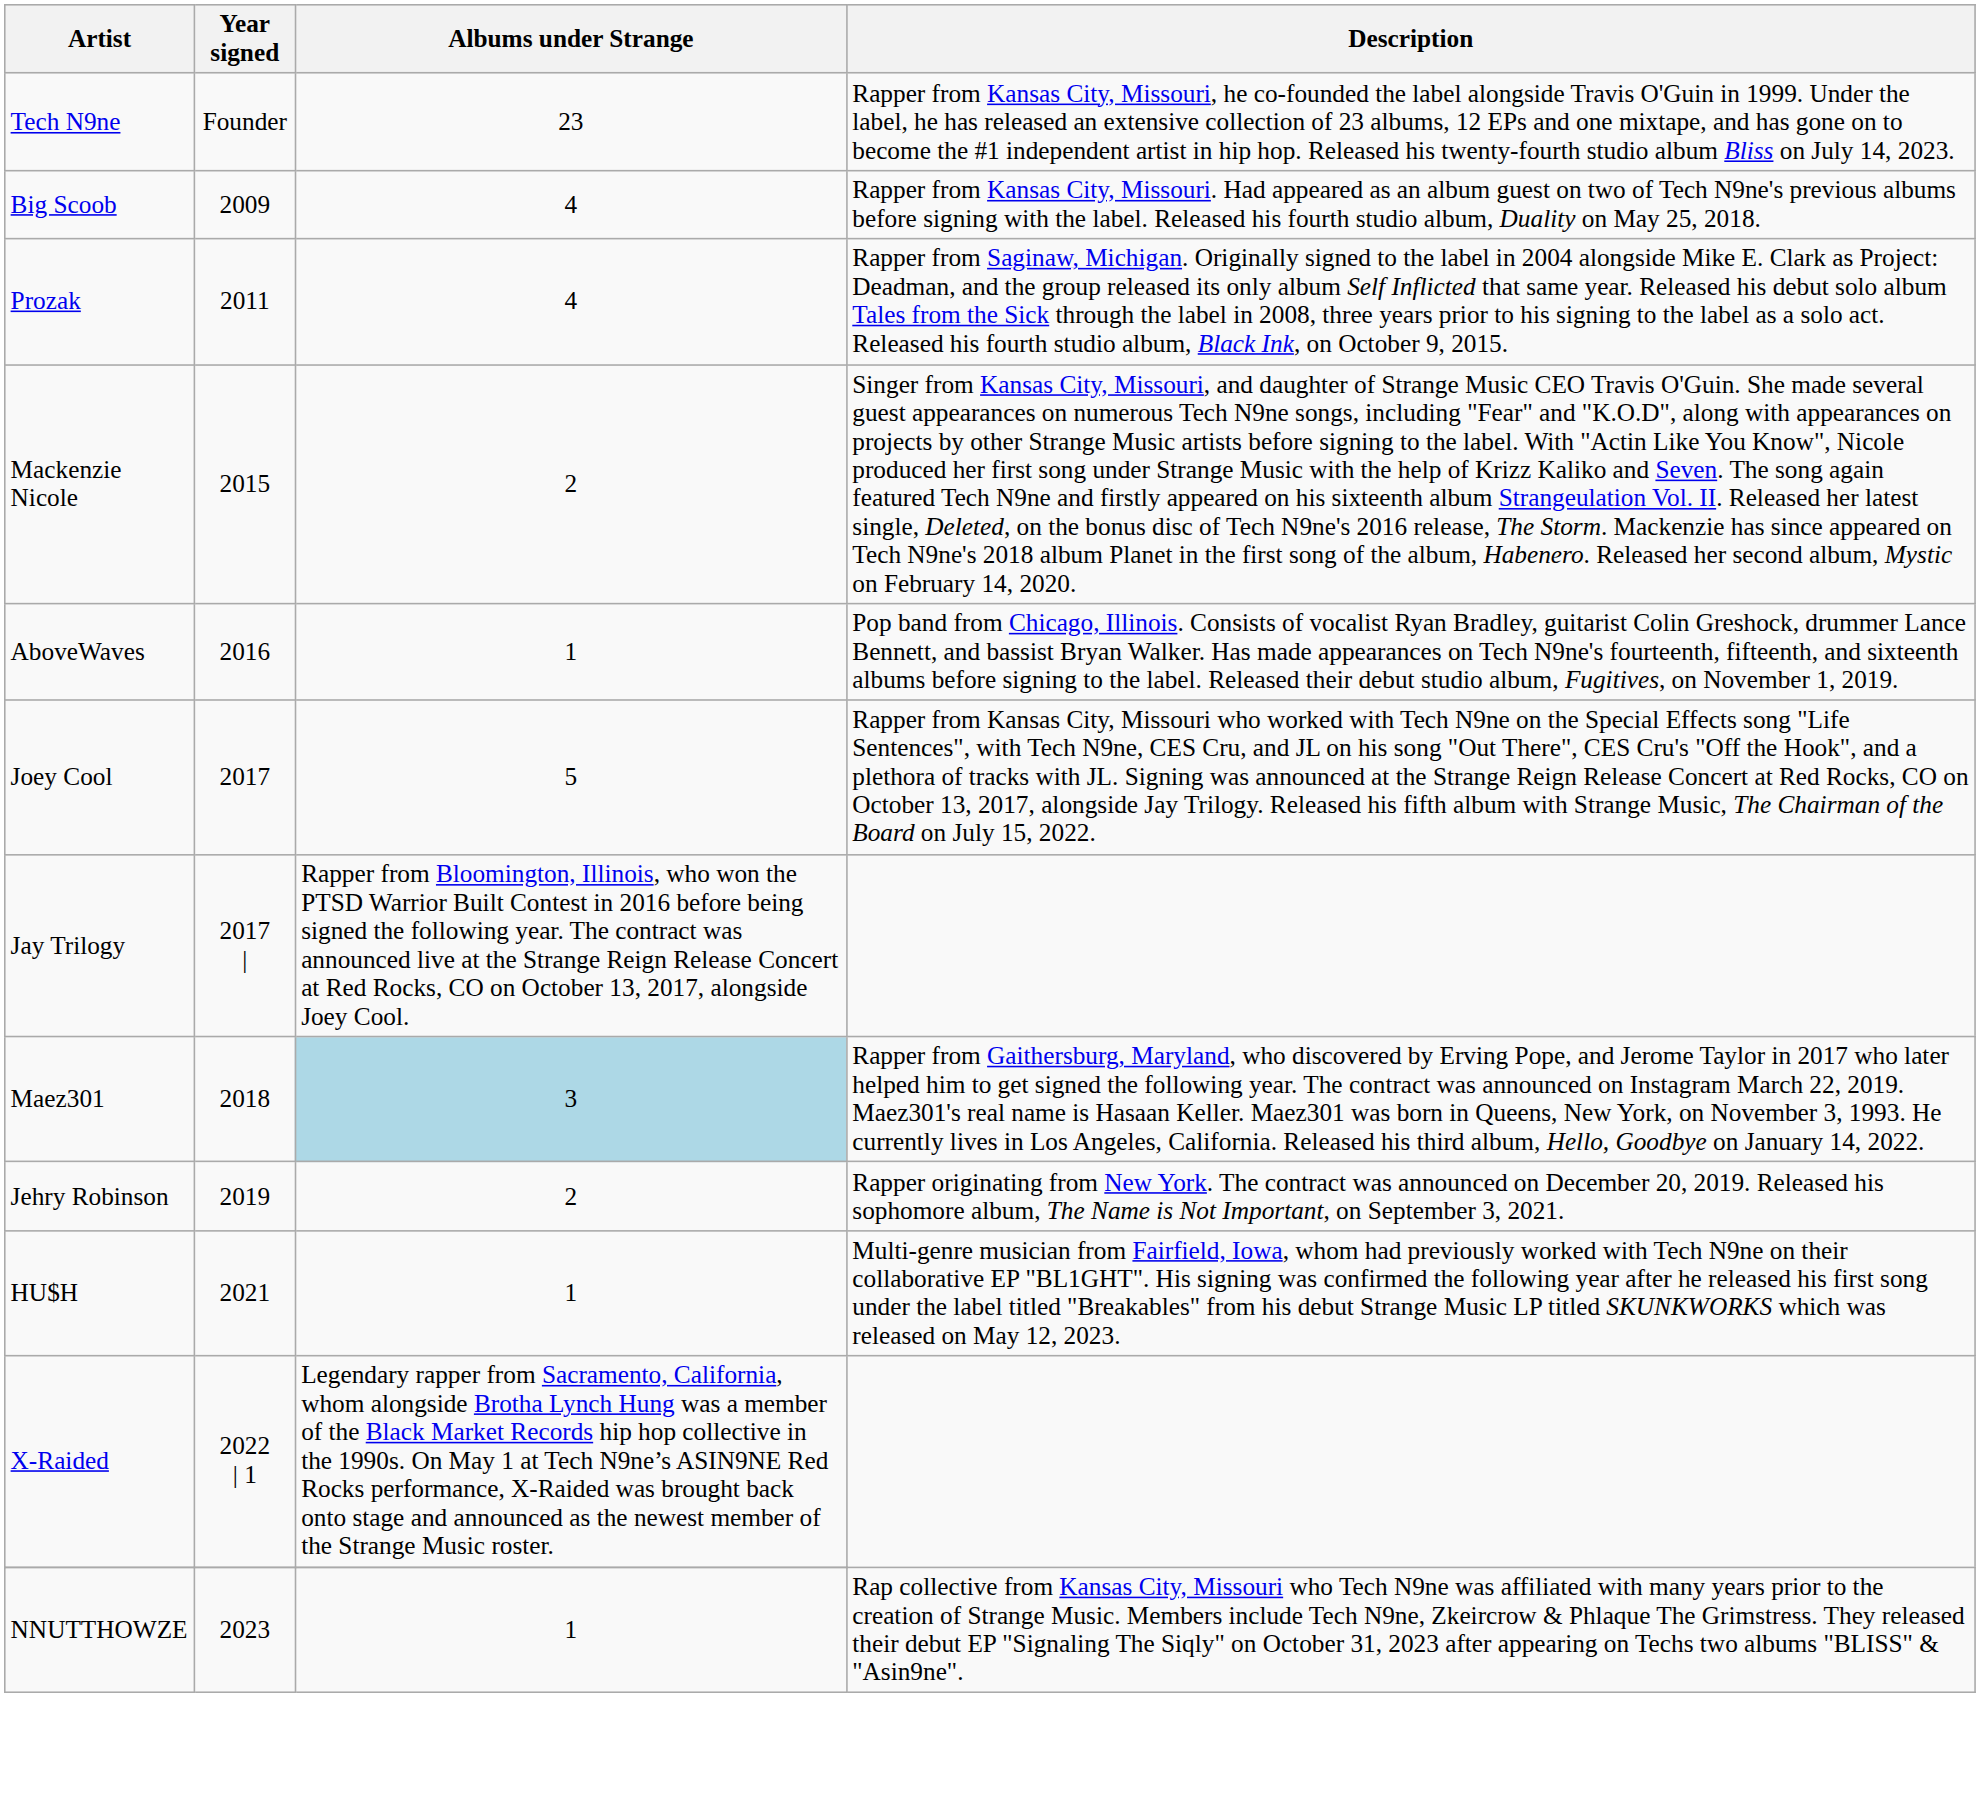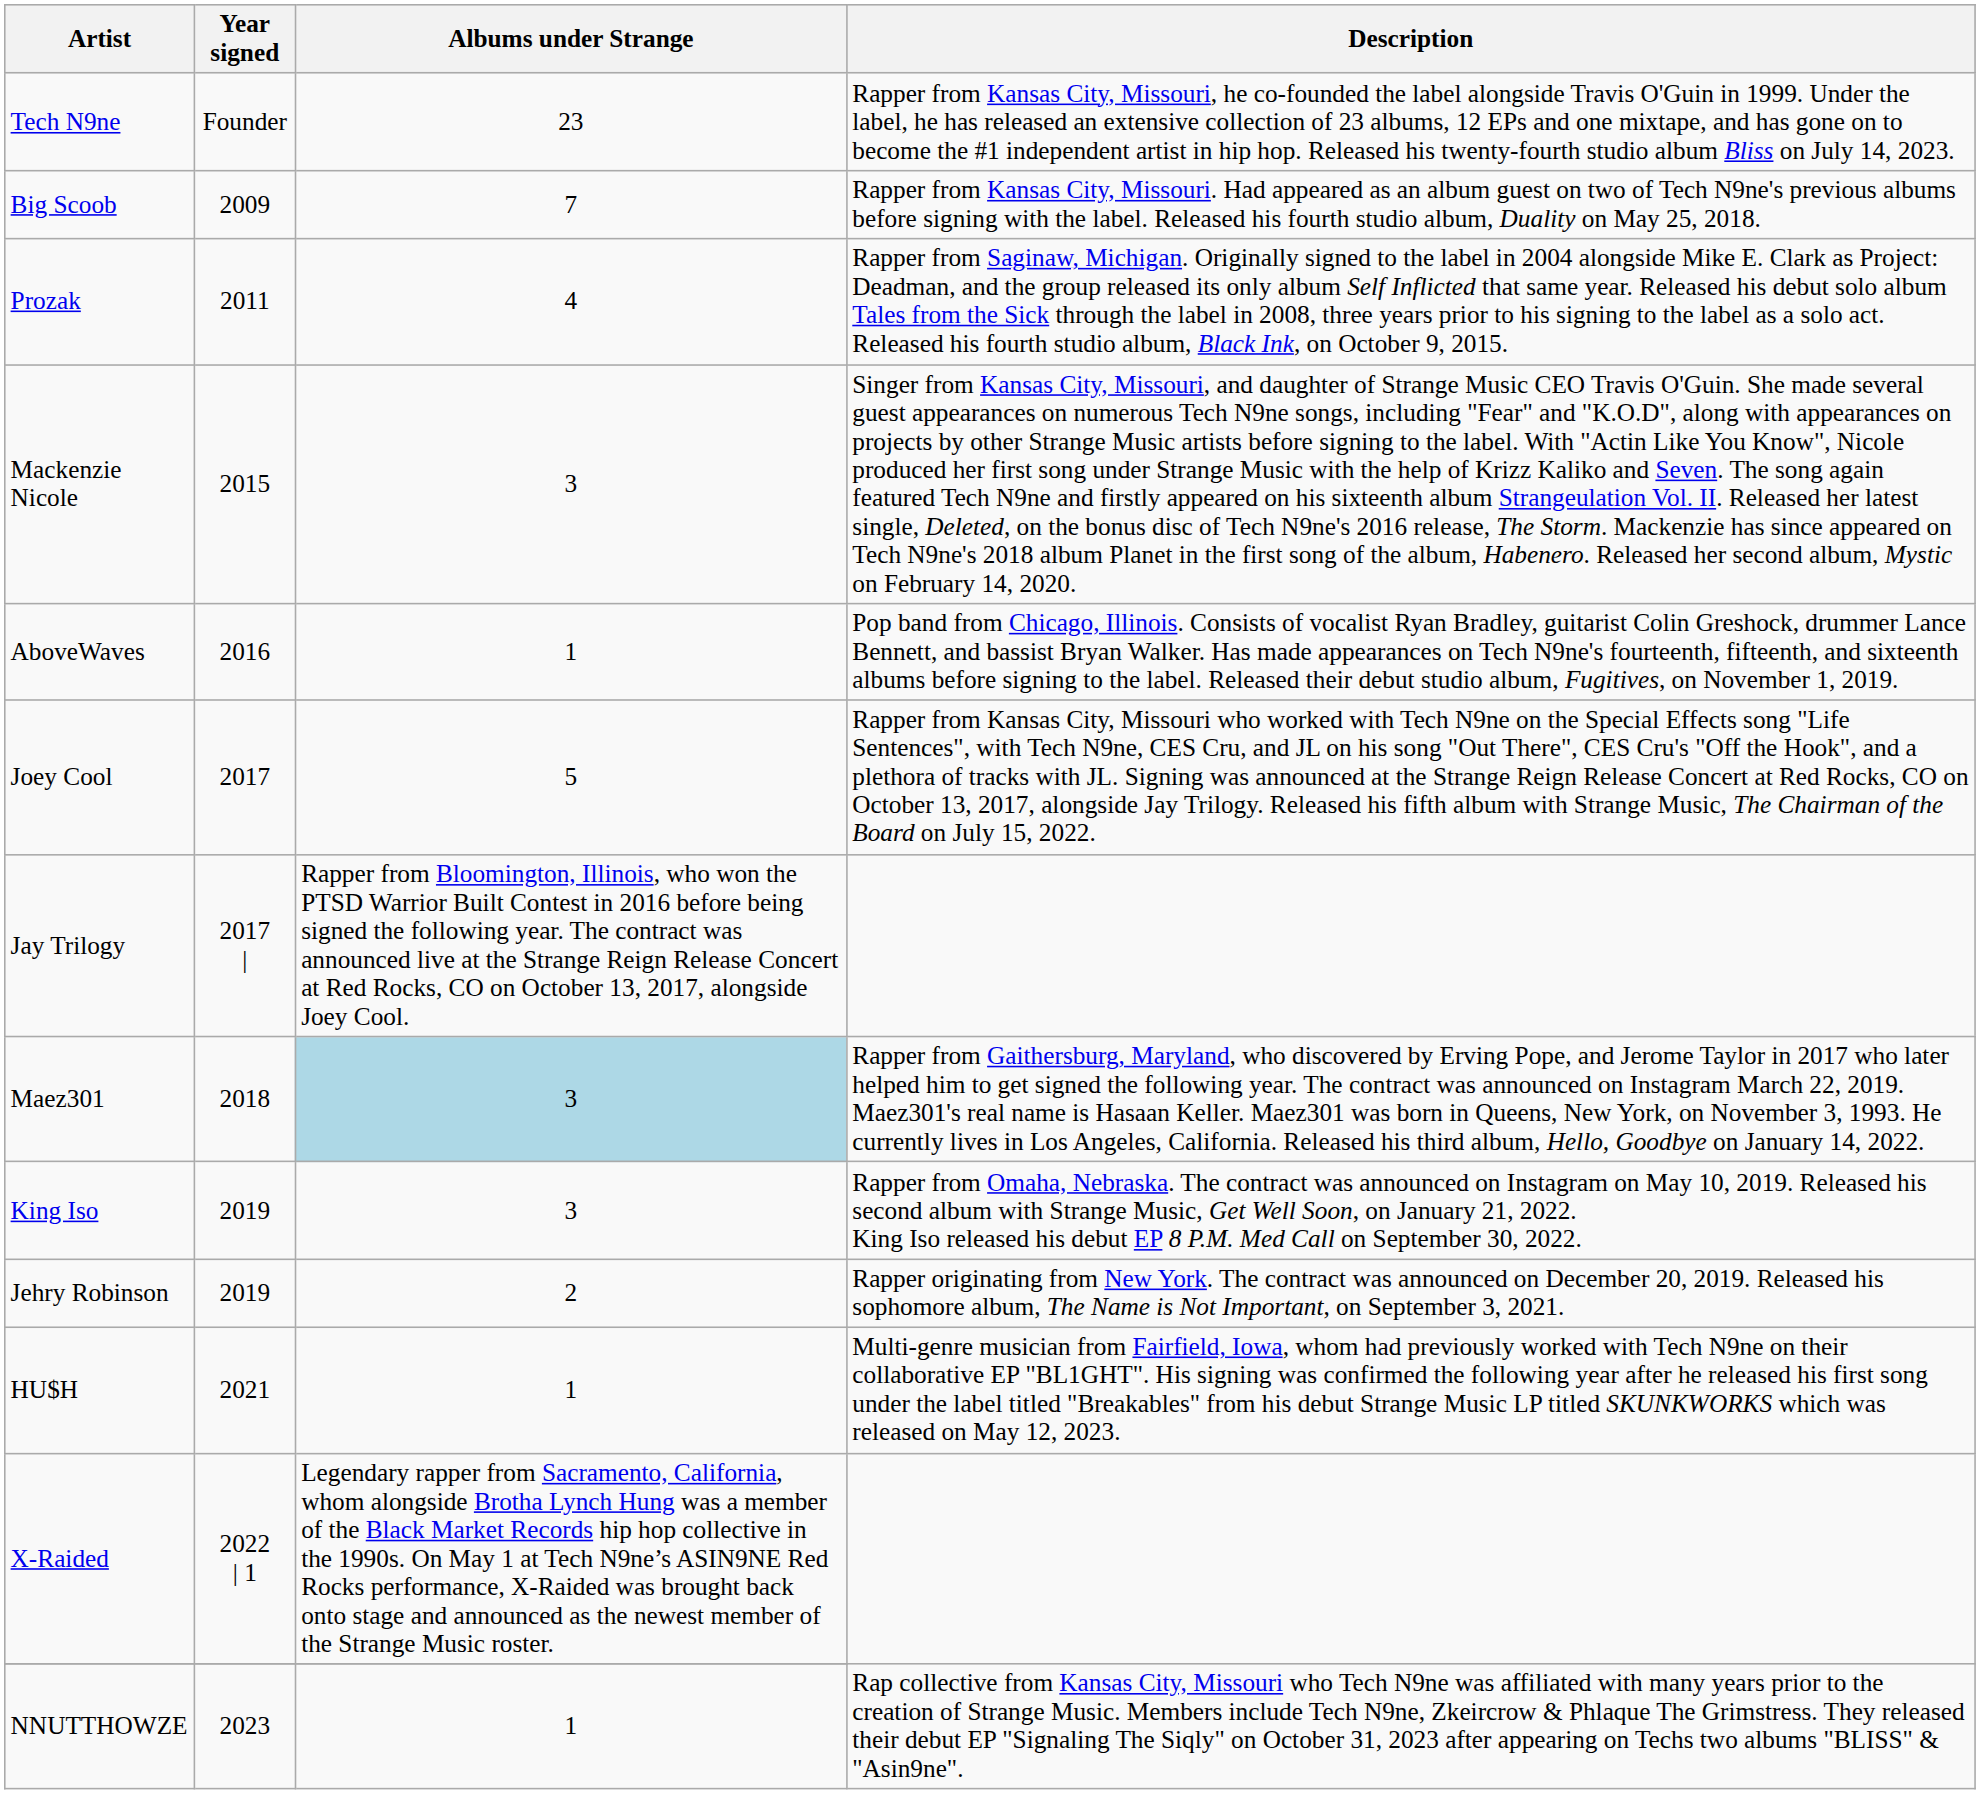(571, 204) 4 -> (571, 204) 7
(571, 483) 2 -> (571, 483) 3
+ row: (55, 1210)
